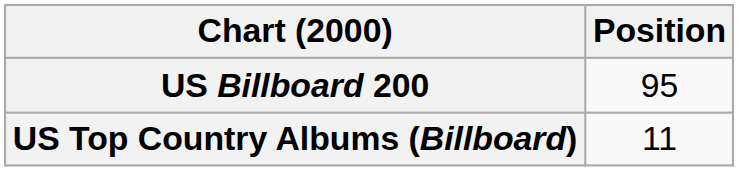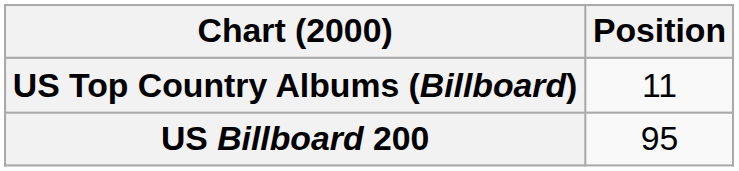rows swapped: (295, 84) <-> (295, 138)
